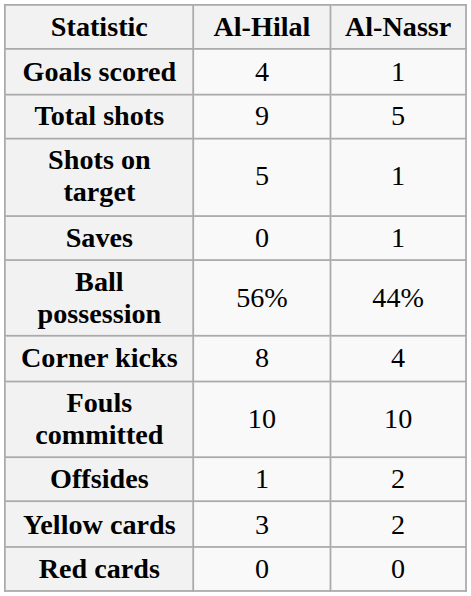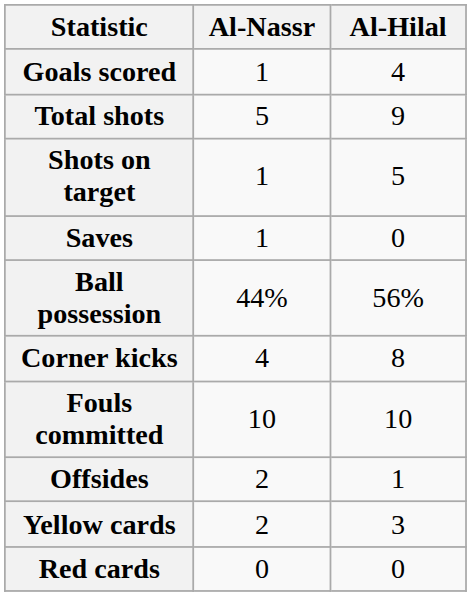columns swapped: (398, 26) <-> (262, 26)
